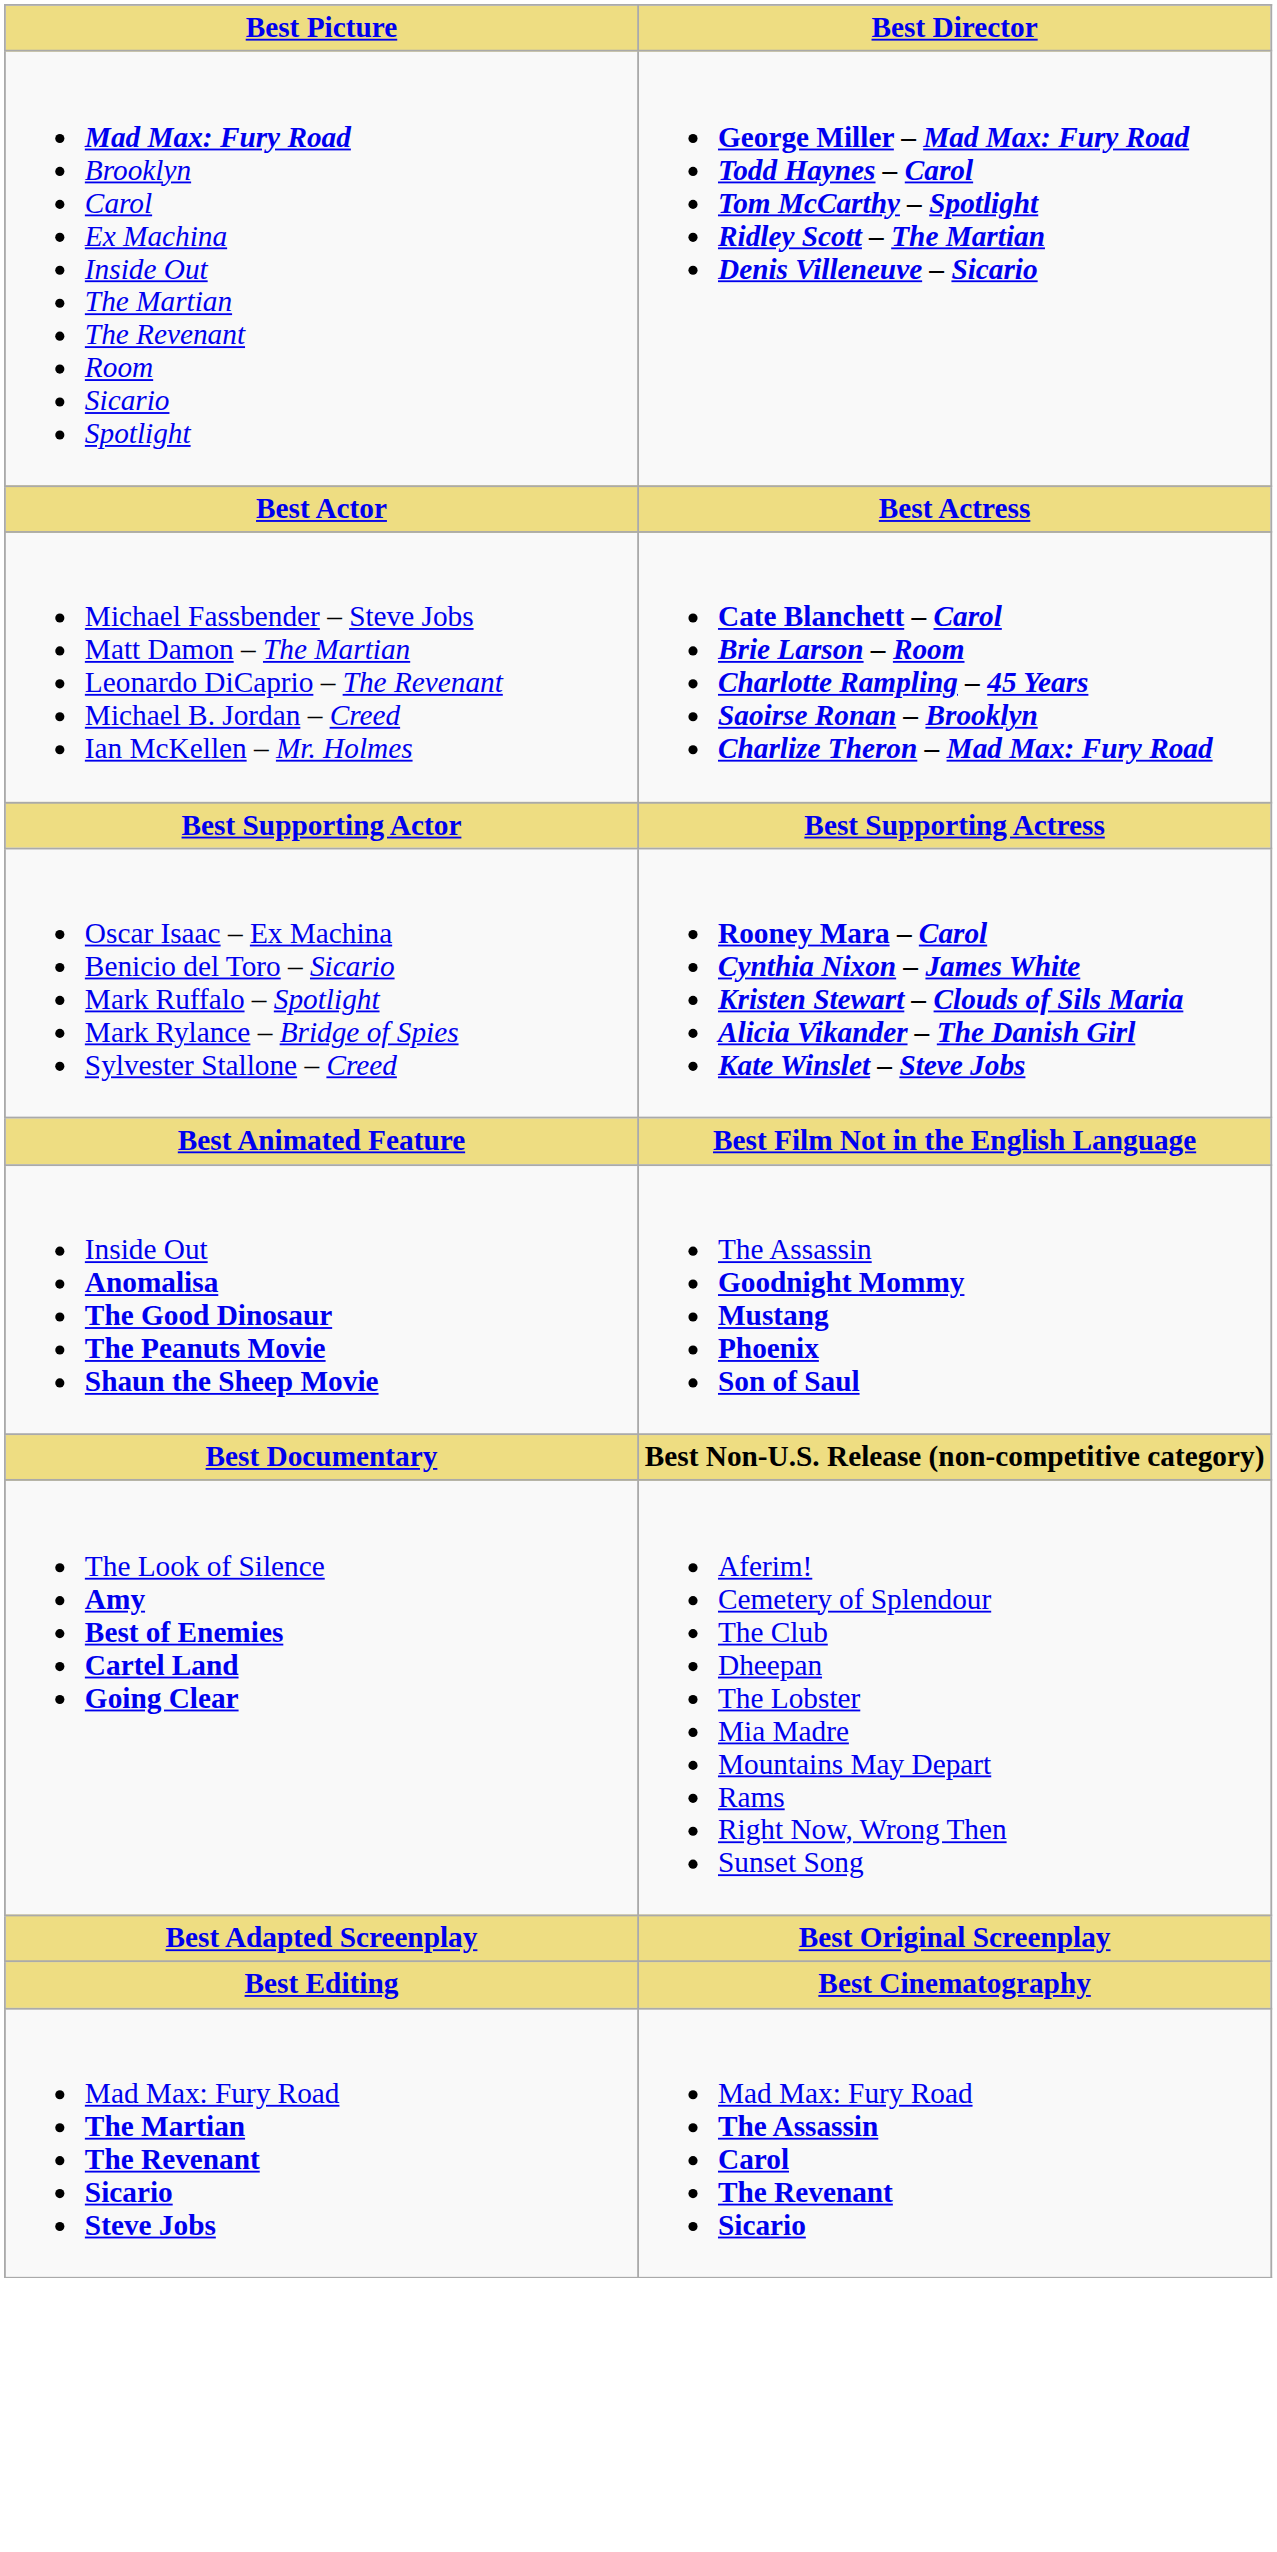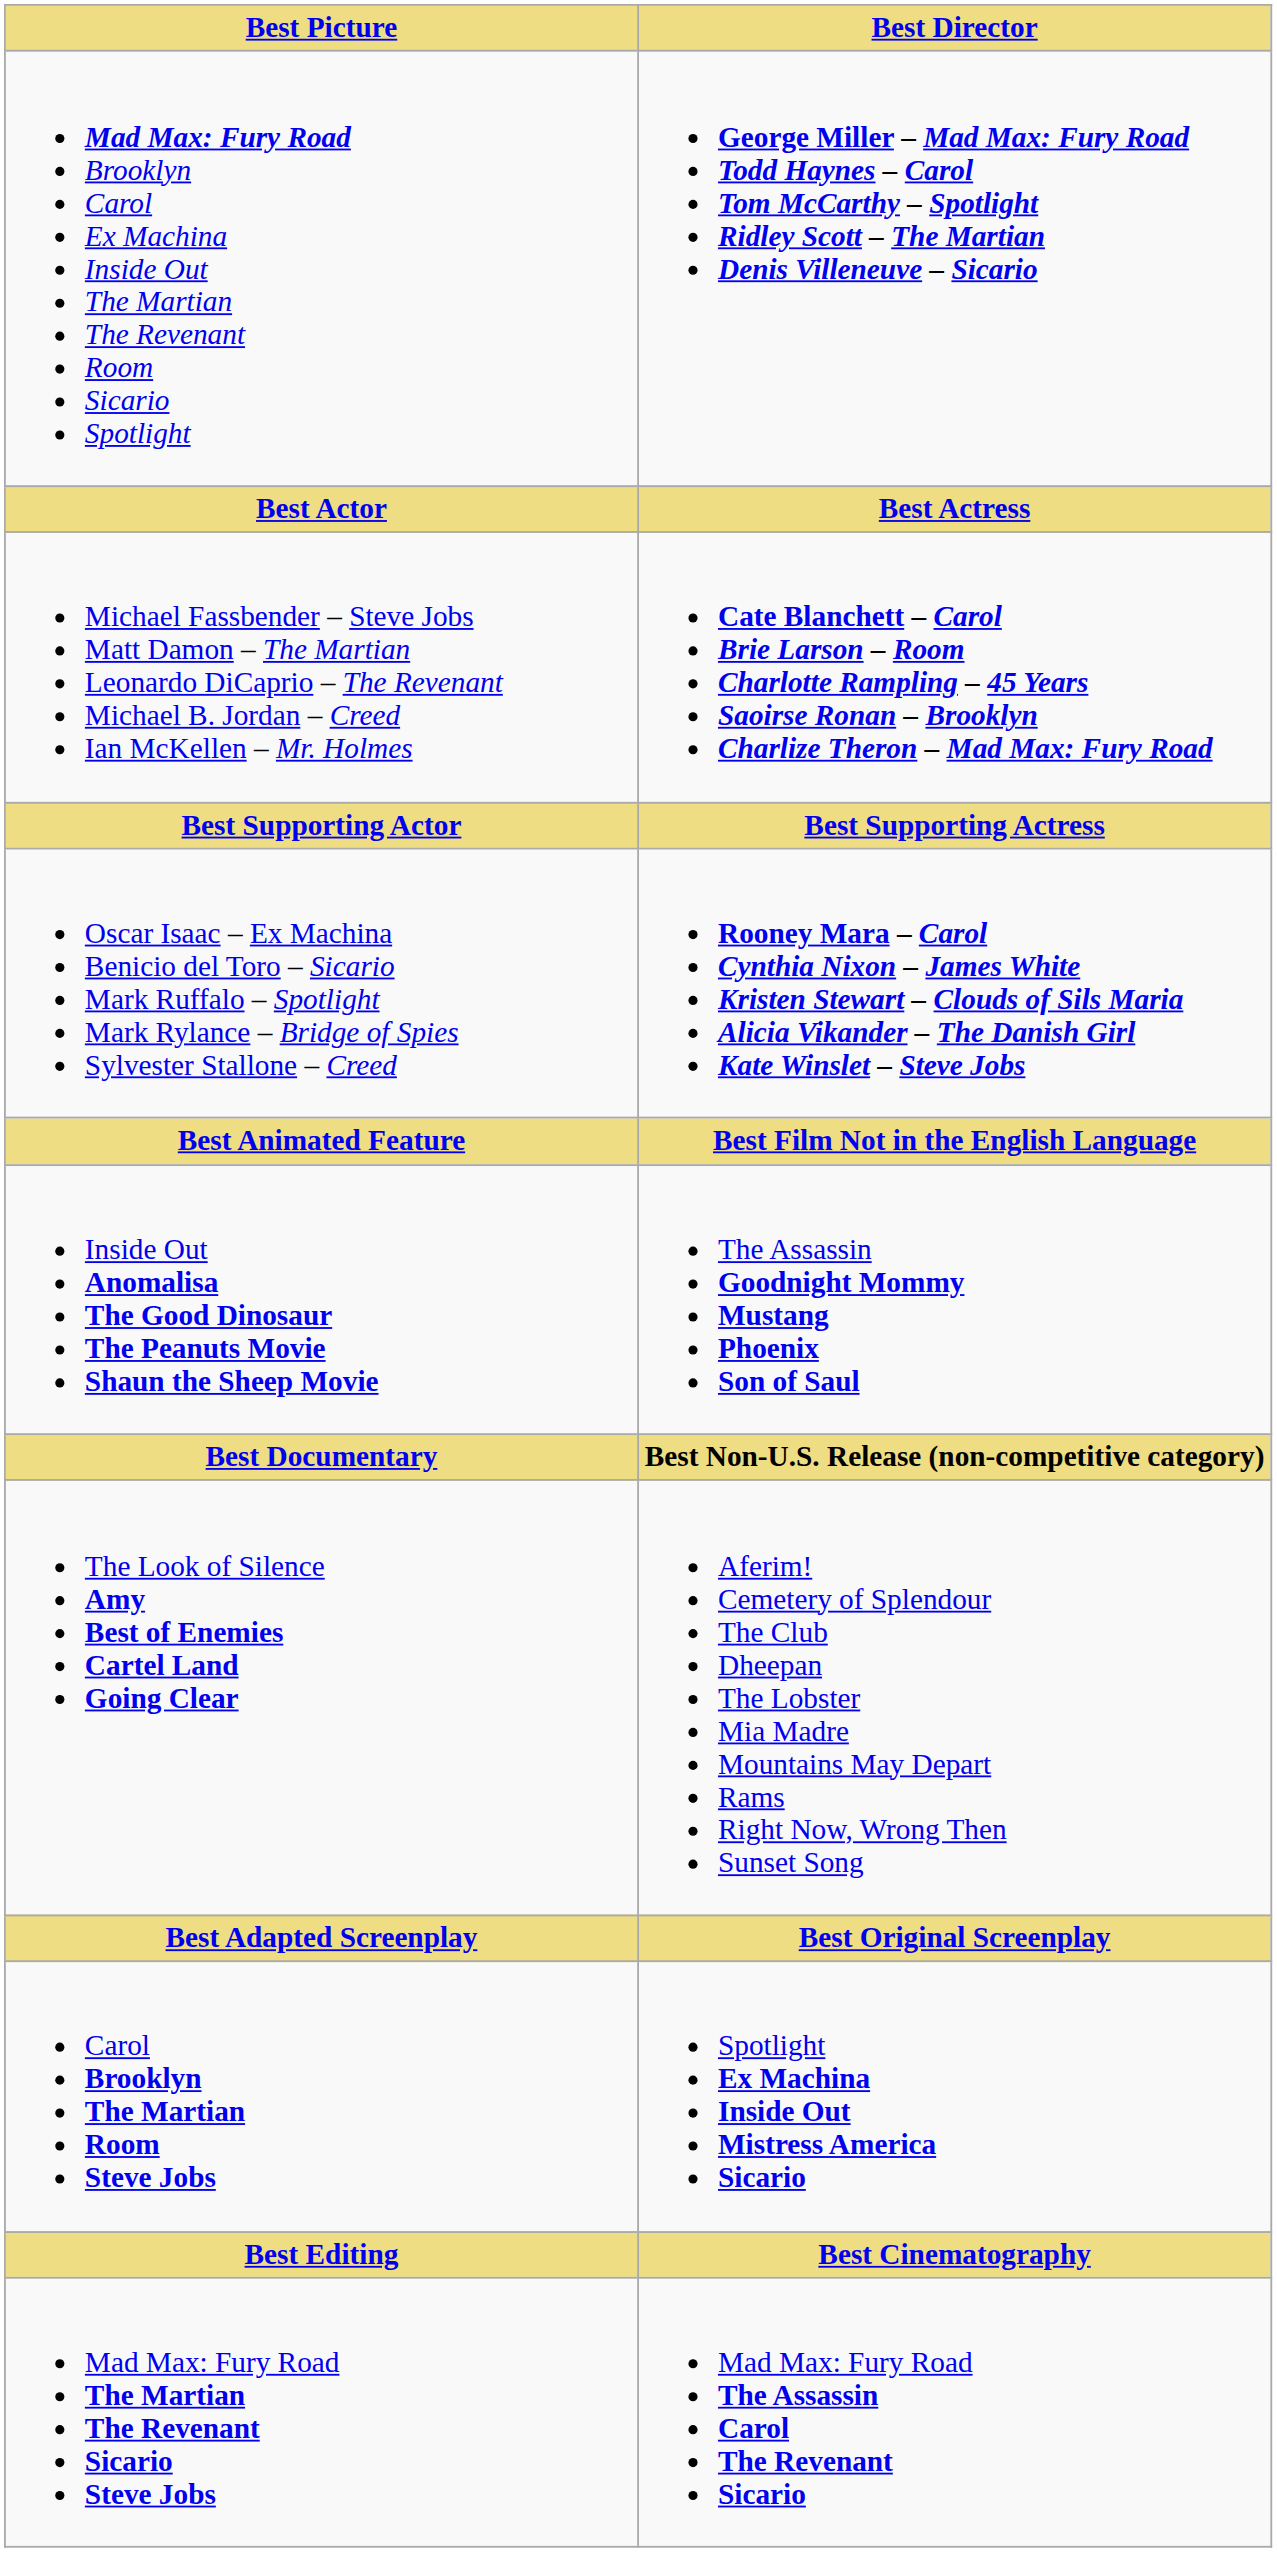+ row: (321, 2113)
